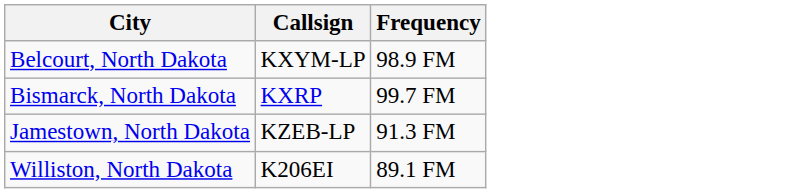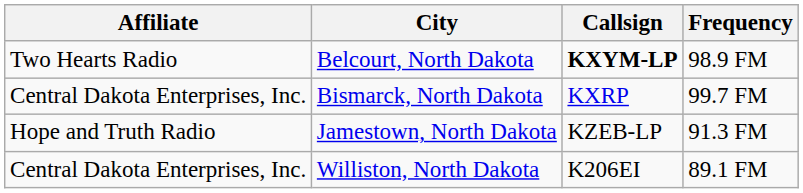+ column: (158, 22)
(313, 59) normal -> (622, 59) bold
